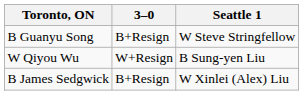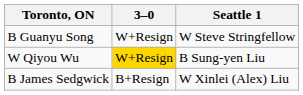(142, 36) B+Resign -> (144, 36) W+Resign
(144, 57) no background -> (144, 57) gold background
